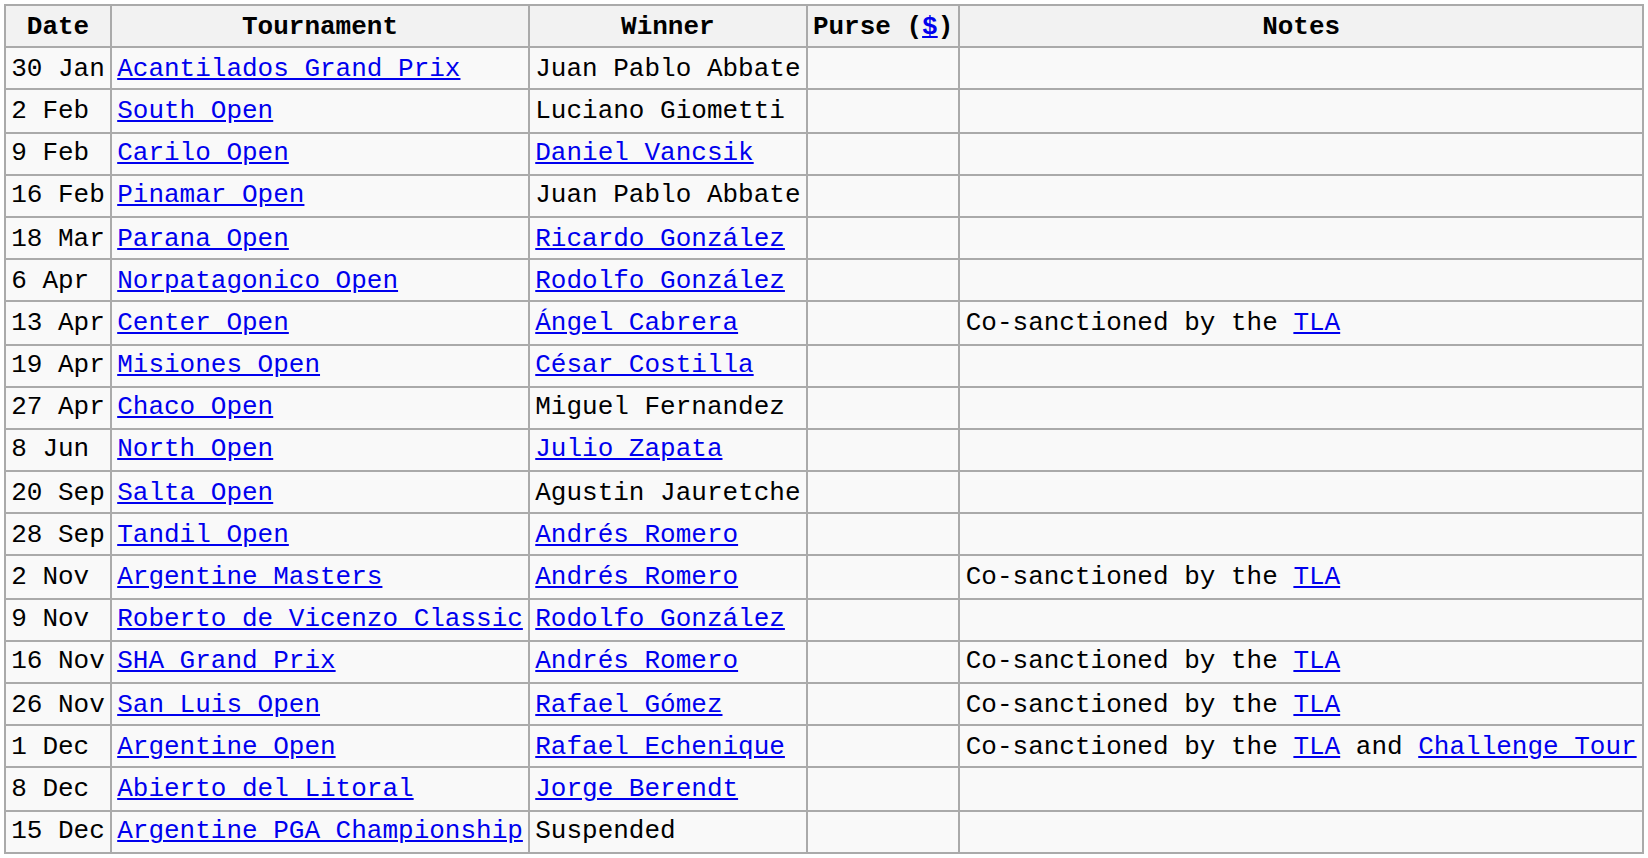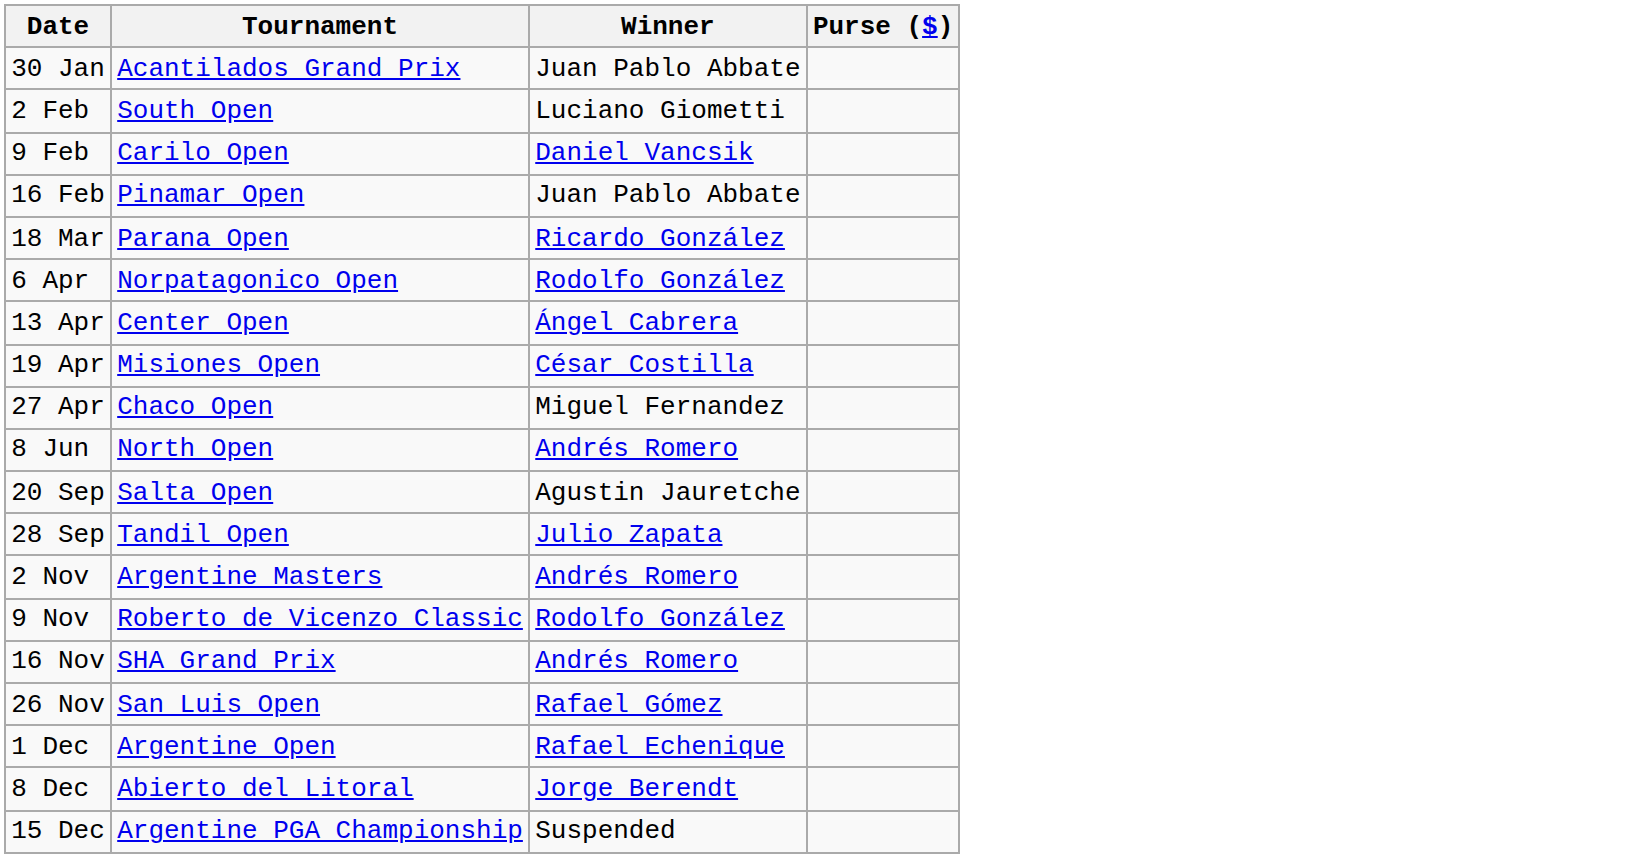- column: (1301, 26)
(629, 450) Julio Zapata -> (637, 450) Andrés Romero
(637, 535) Andrés Romero -> (629, 535) Julio Zapata
